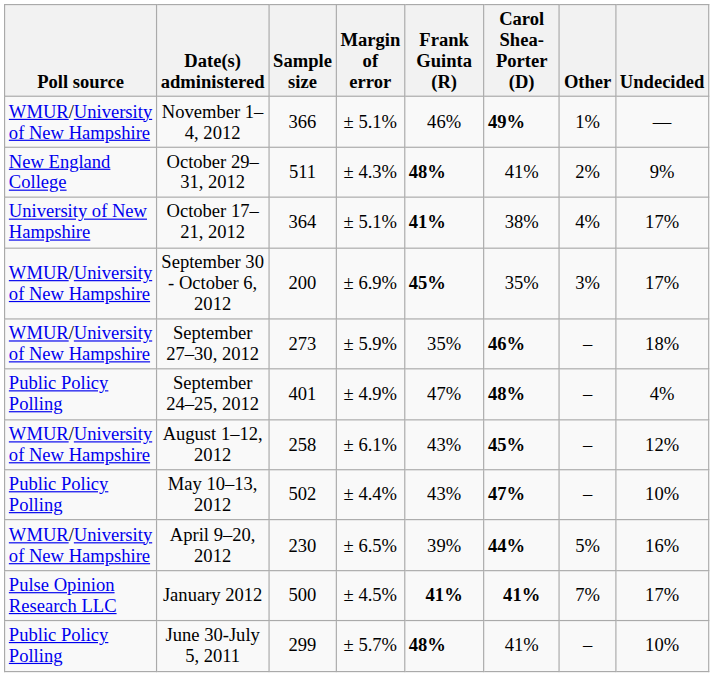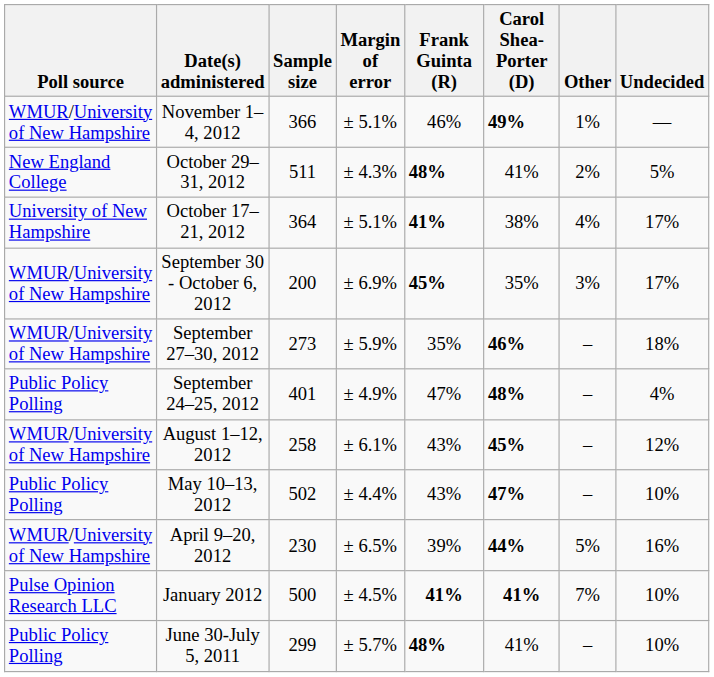(662, 172) 9% -> (662, 172) 5%
(662, 595) 17% -> (662, 595) 10%
